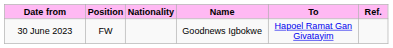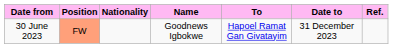+ column: (327, 12)
(106, 31) no background -> (80, 31) lightsalmon background
